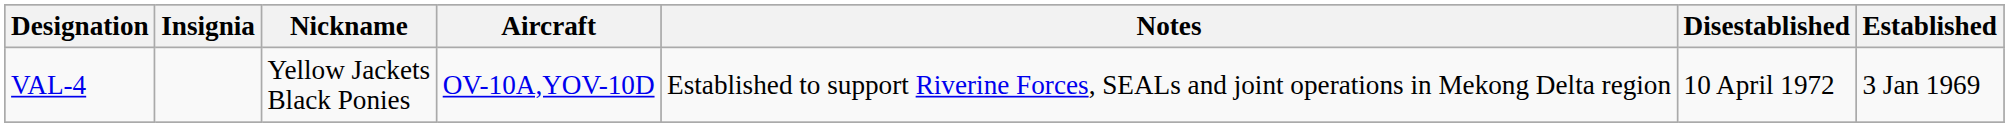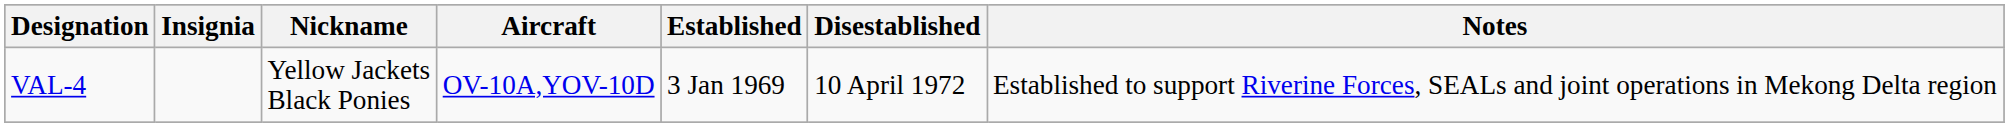columns swapped: (1930, 26) <-> (1169, 26)
